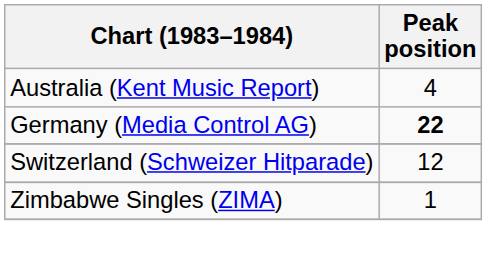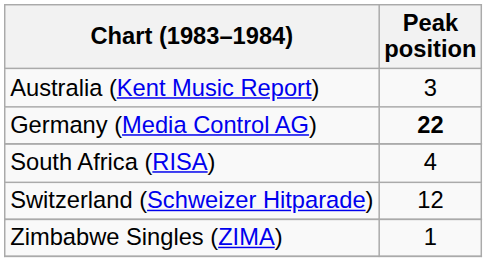(430, 87) 4 -> (430, 87) 3
+ row: (113, 162)
